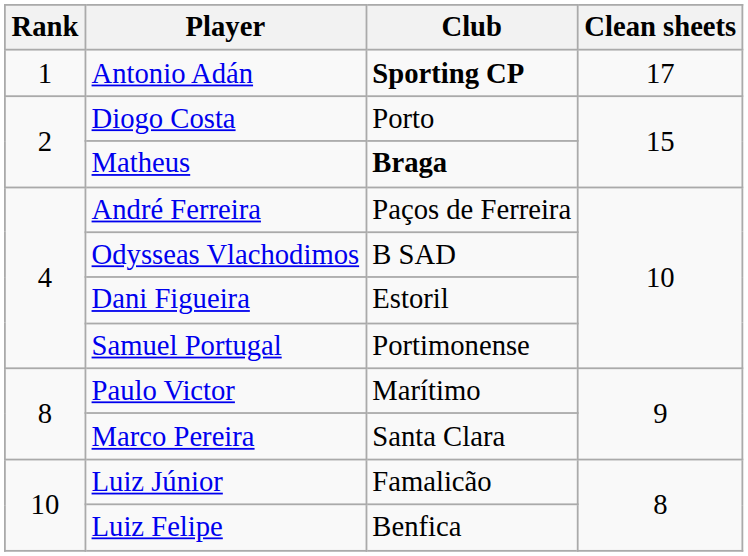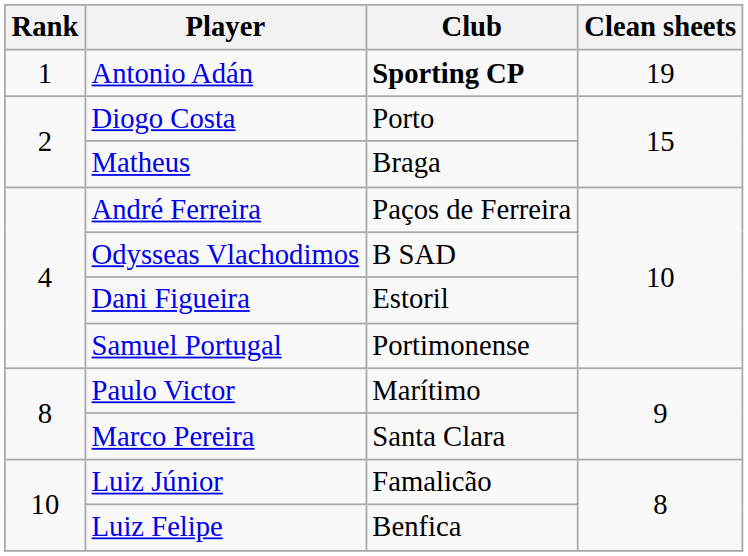(660, 72) 17 -> (660, 72) 19
(410, 163) bold -> (407, 163) normal
